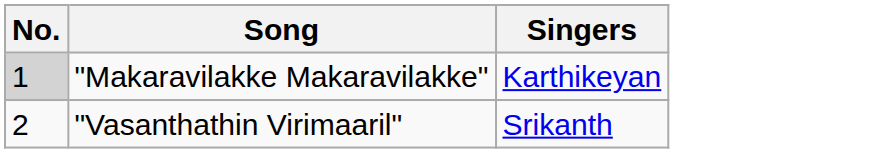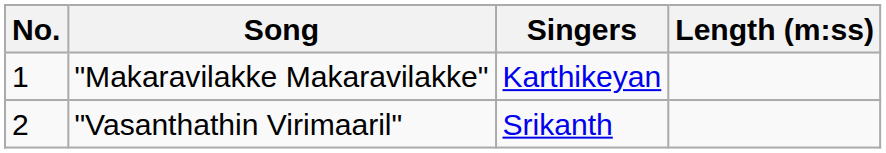+ column: (775, 29)
(20, 77) lightgrey background -> (20, 77) no background
